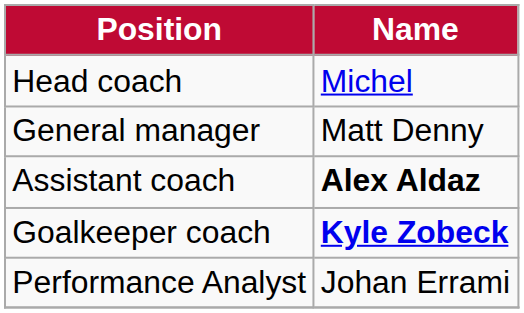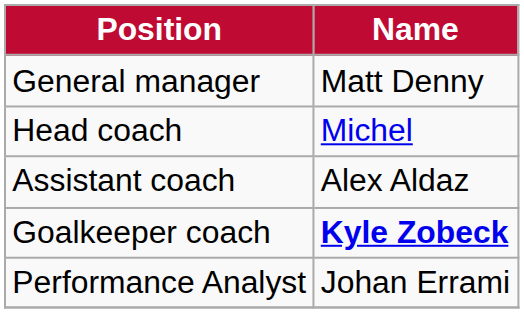rows swapped: (136, 130) <-> (97, 80)
(401, 181) bold -> (395, 181) normal
